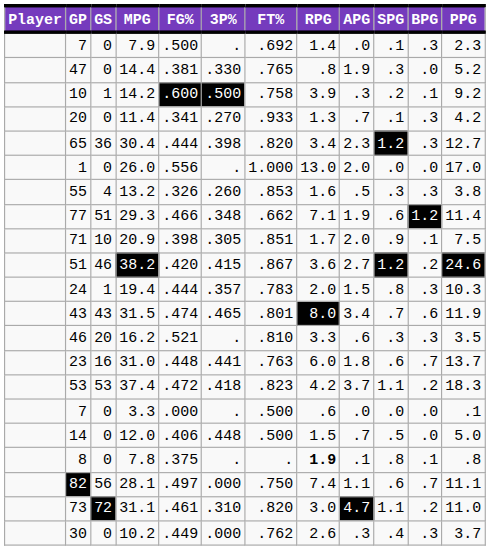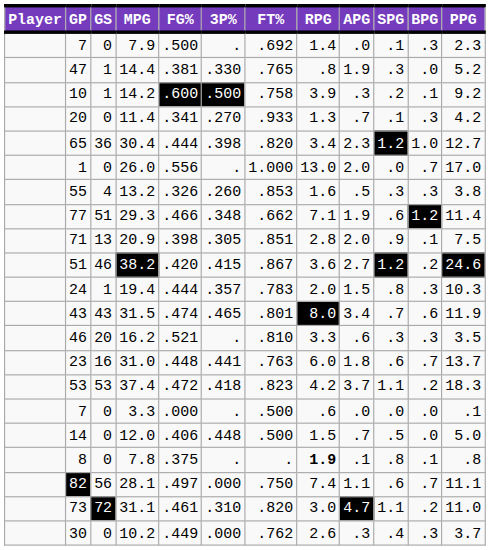(108, 70) 0 -> (108, 70) 1
(429, 143) .3 -> (425, 143) 1.0
(429, 168) .0 -> (429, 168) .7
(103, 241) 10 -> (103, 241) 13
(323, 241) 1.7 -> (323, 241) 2.8
